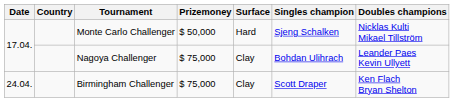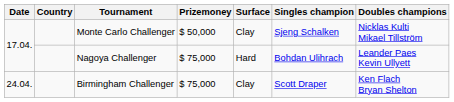(246, 32) Hard -> (245, 32) Clay
(245, 57) Clay -> (246, 57) Hard
